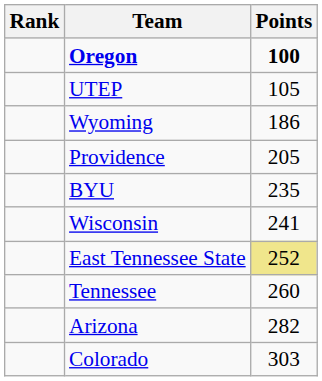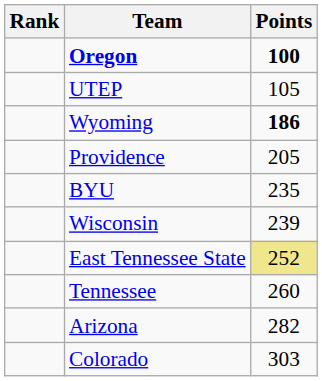(284, 122) normal -> (284, 122) bold
(284, 223) 241 -> (284, 223) 239
